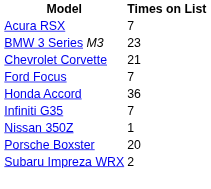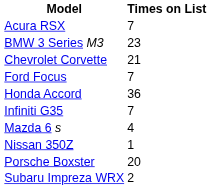+ row: (33, 127)
